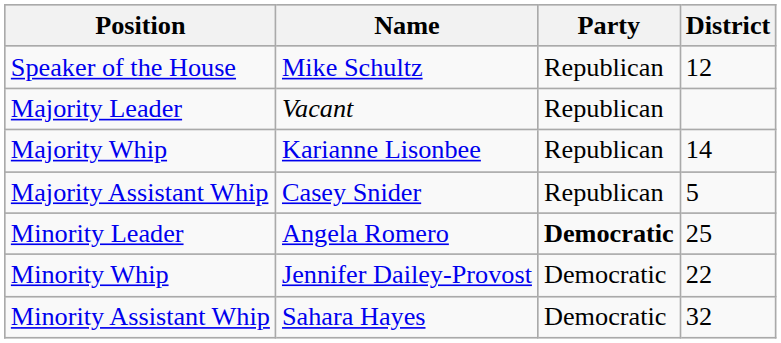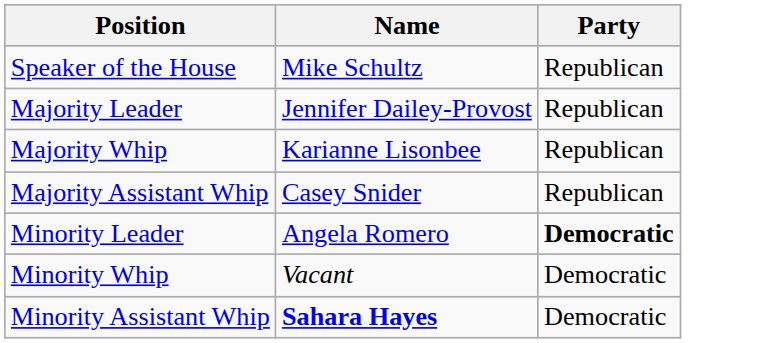- column: (728, 25)
(318, 108) Vacant -> (407, 108) Jennifer Dailey-Provost
(407, 274) Jennifer Dailey-Provost -> (318, 274) Vacant
(354, 316) normal -> (360, 316) bold
